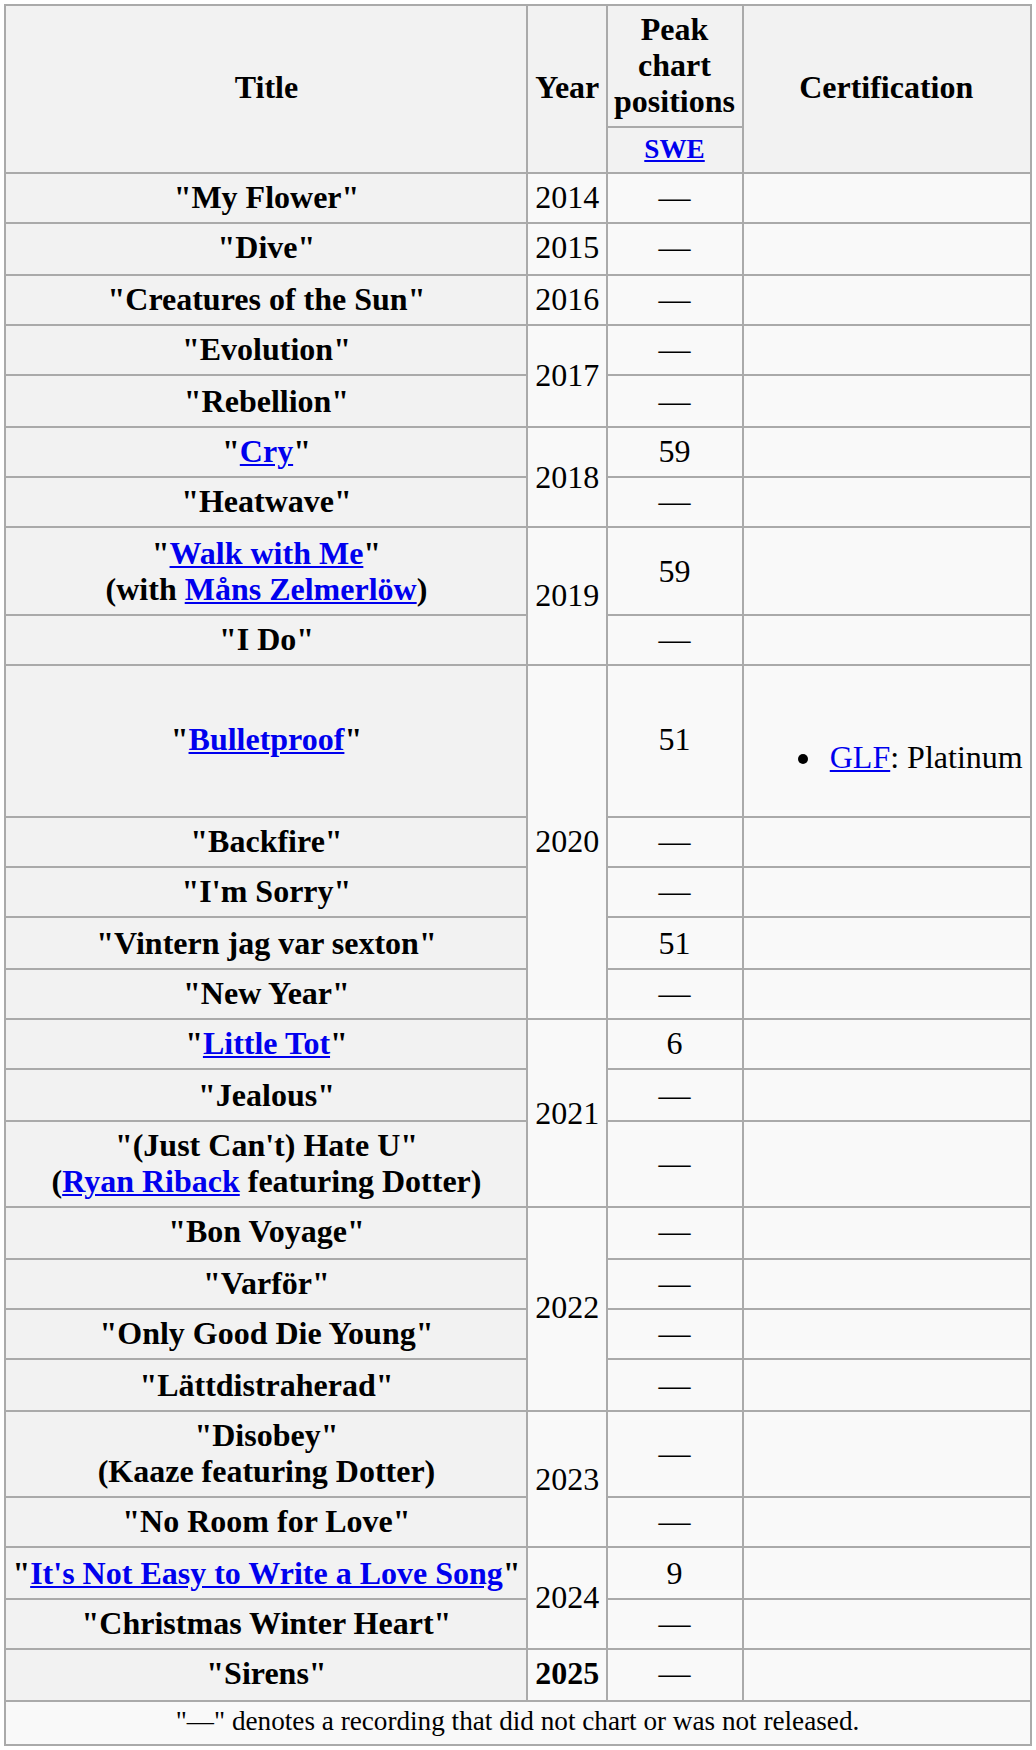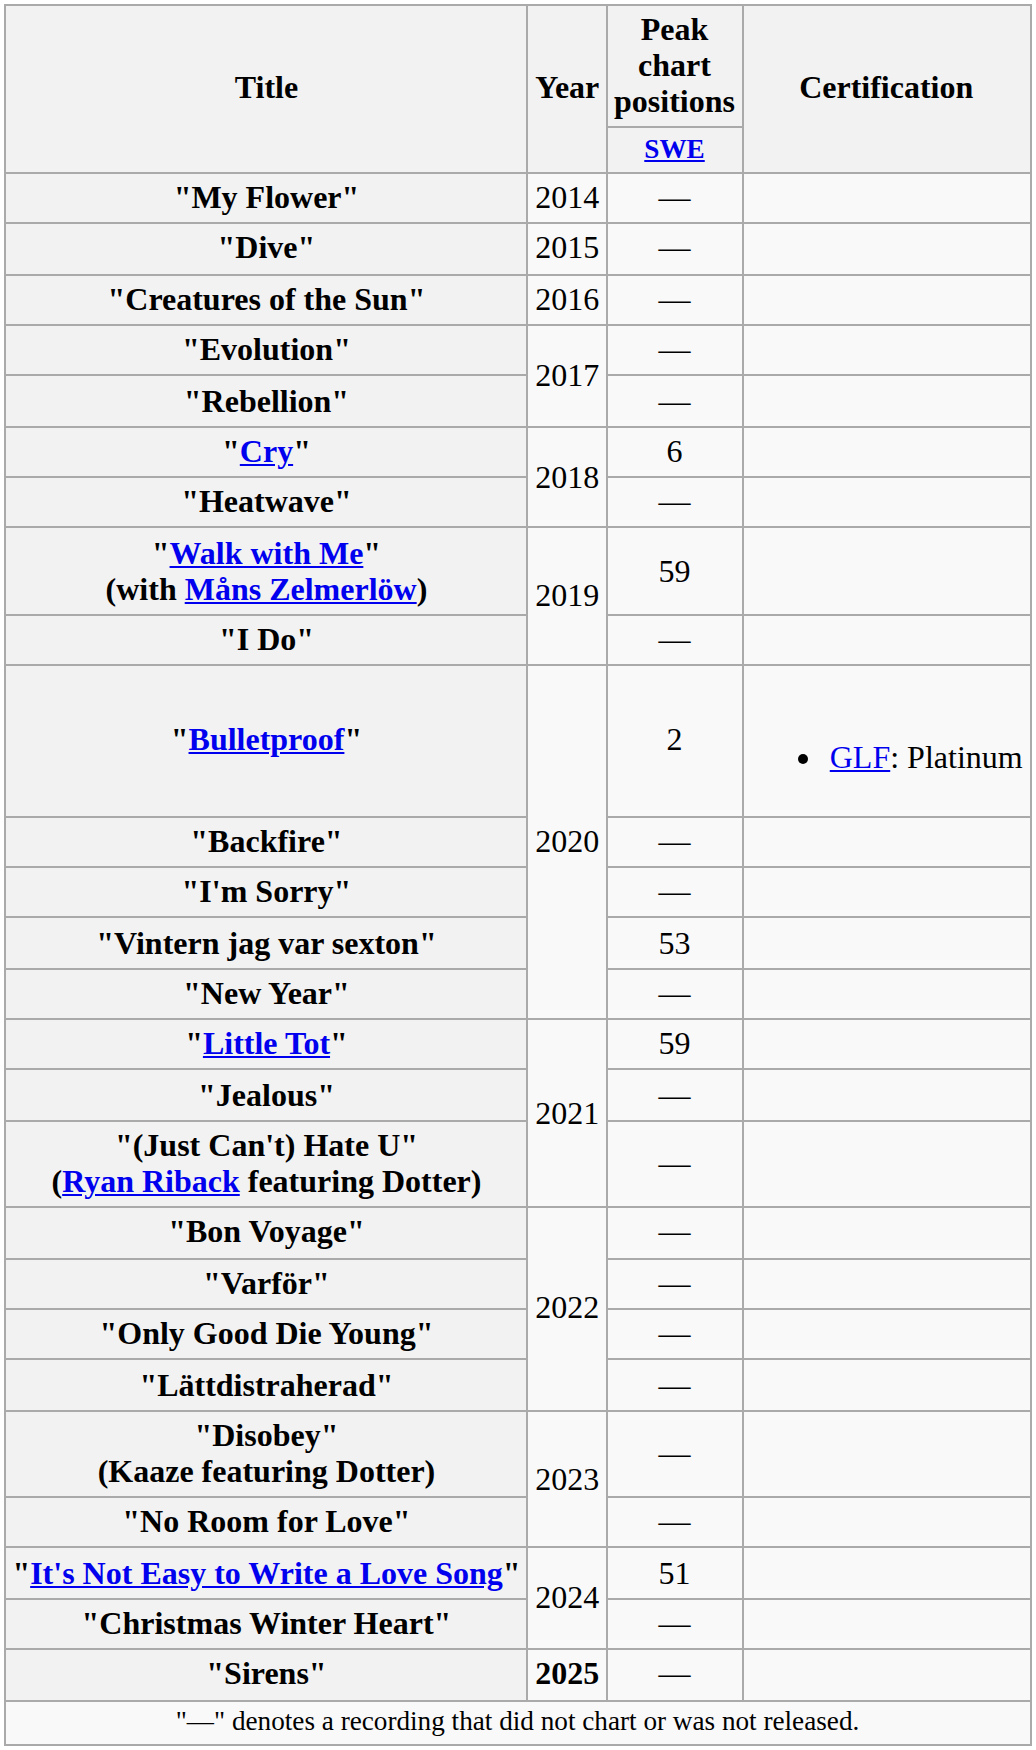(675, 451) 59 -> (675, 451) 6
(675, 740) 51 -> (675, 740) 2
(675, 942) 51 -> (675, 942) 53
(675, 1044) 6 -> (675, 1044) 59
(675, 1572) 9 -> (675, 1572) 51
